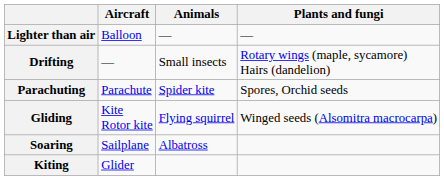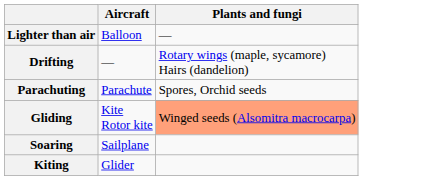- column: (197, 14)
(339, 117) no background -> (257, 117) lightsalmon background
